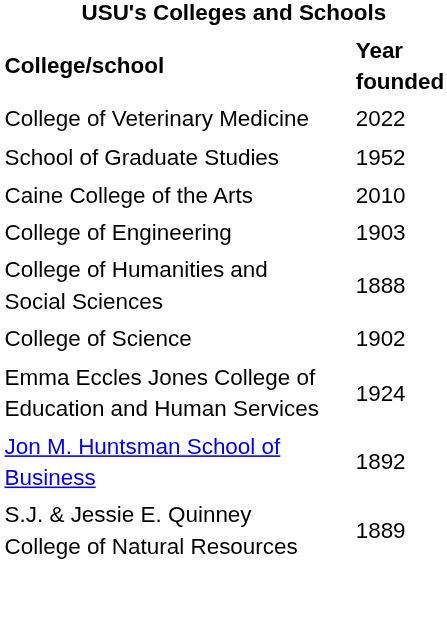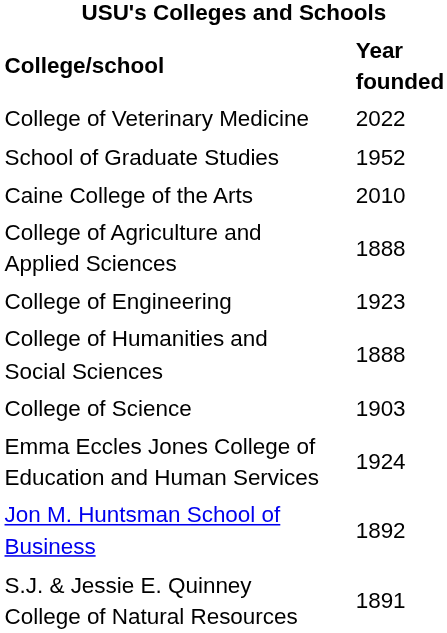+ row: (133, 248)
(381, 232) 1903 -> (381, 301) 1923
(381, 339) 1902 -> (381, 408) 1903
(381, 531) 1889 -> (381, 600) 1891
